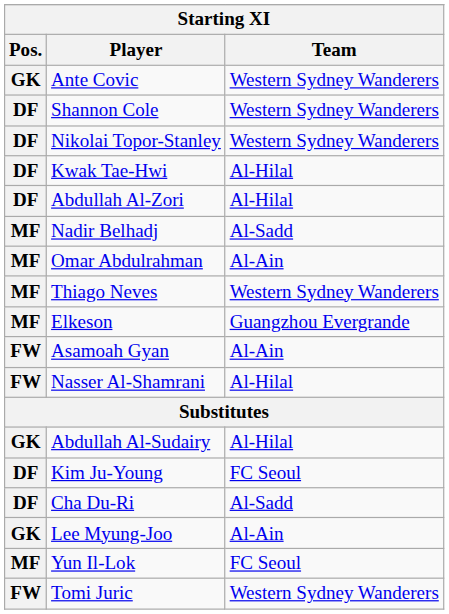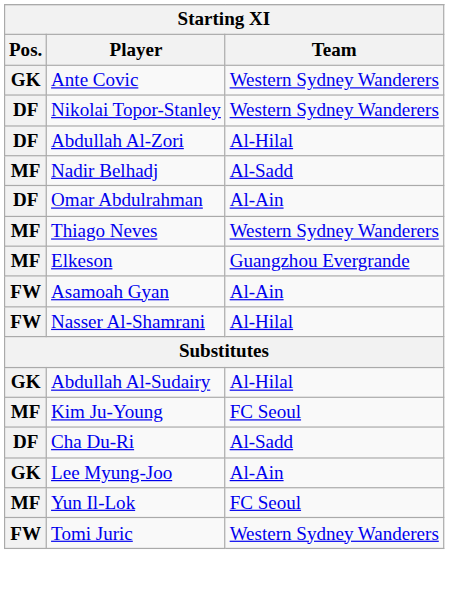- row: (105, 110)
- row: (109, 170)
(26, 261) MF -> (26, 200) DF
(26, 472) DF -> (26, 412) MF
